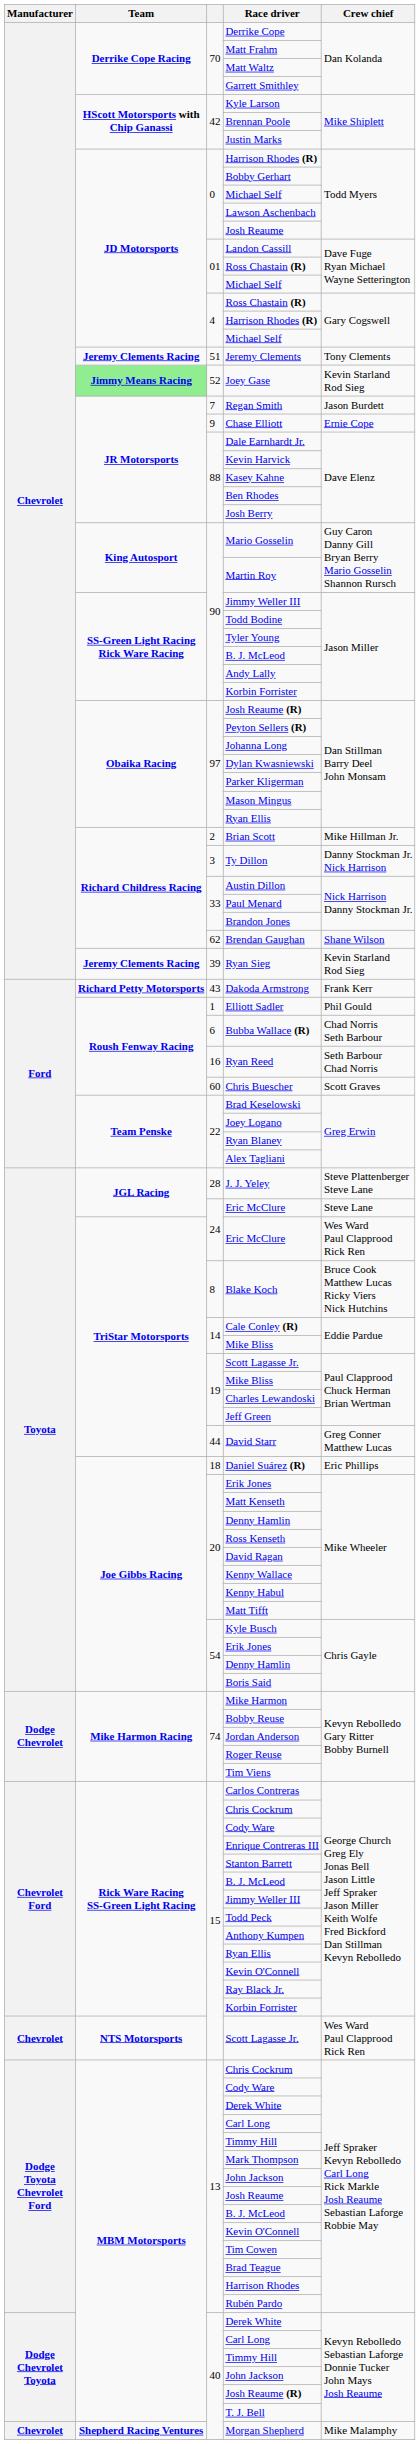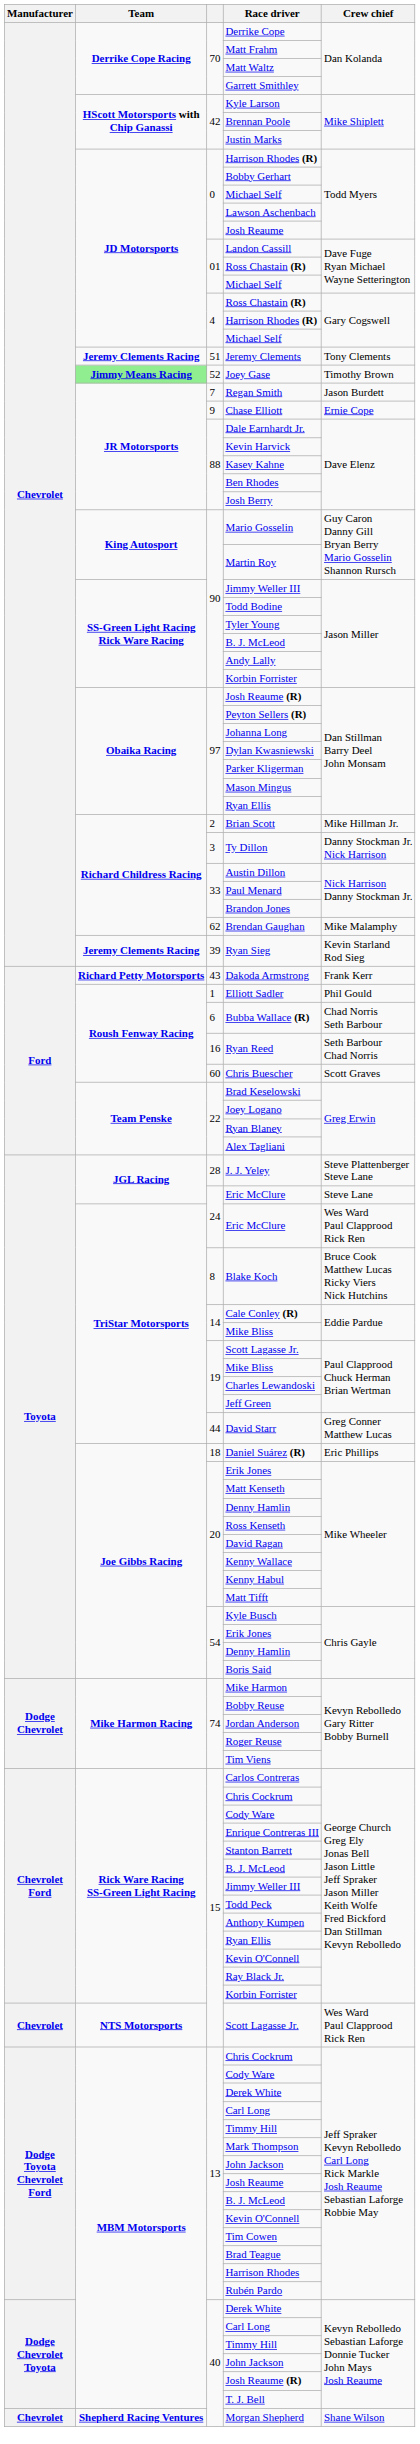(357, 381) Kevin Starland Rod Sieg -> (359, 374) Timothy Brown
(354, 939) Shane Wilson -> (361, 926) Mike Malamphy
(361, 2430) Mike Malamphy -> (354, 2417) Shane Wilson
